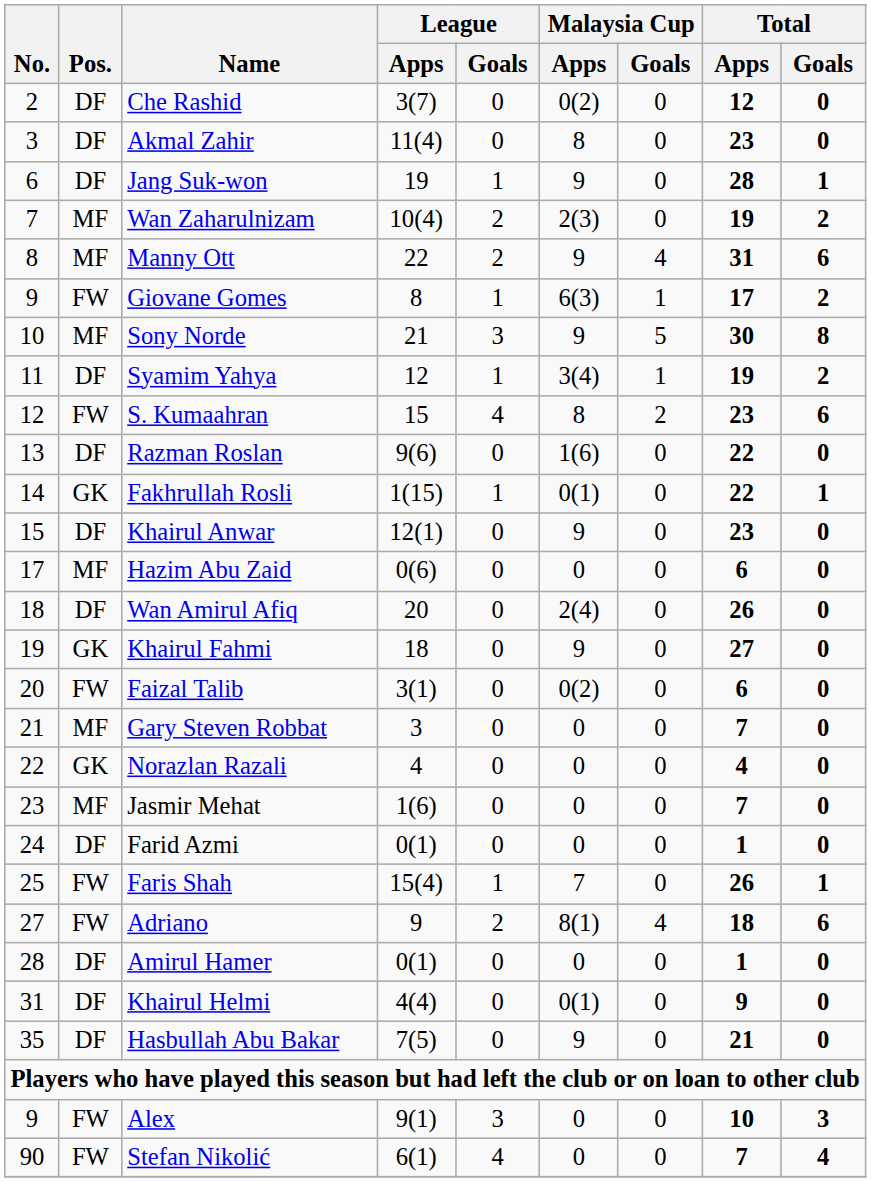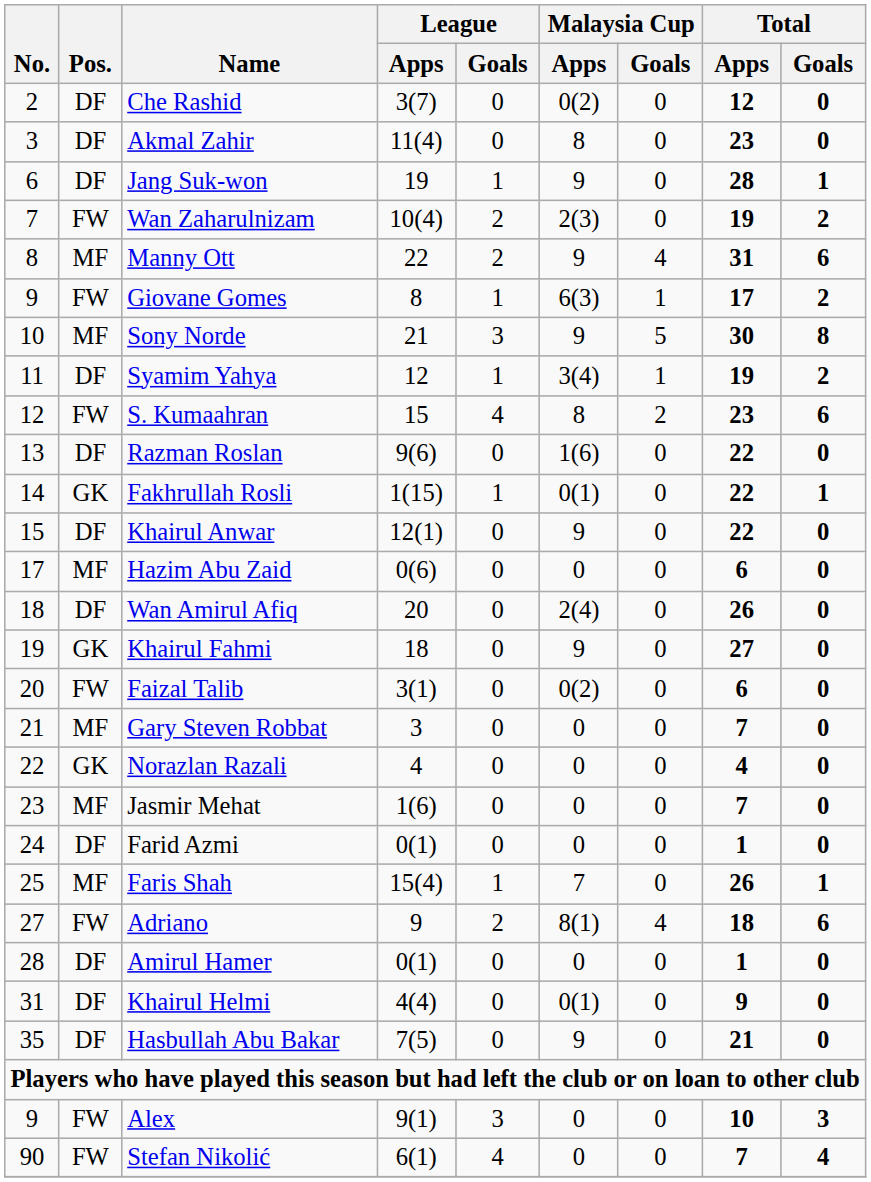(90, 219) MF -> (90, 219) FW
(742, 532) 23 -> (742, 532) 22
(90, 883) FW -> (90, 883) MF
